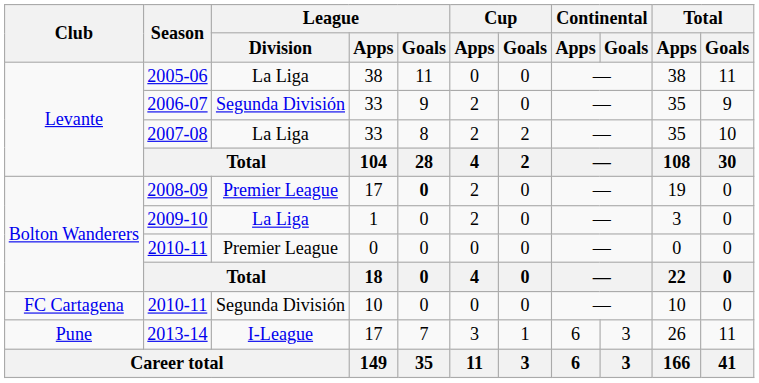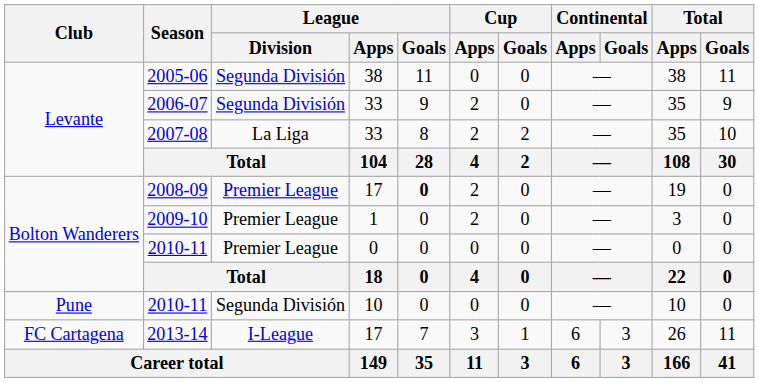(280, 76) La Liga -> (280, 76) Segunda División
(280, 219) La Liga -> (280, 219) Premier League
(74, 305) FC Cartagena -> (74, 305) Pune
(74, 334) Pune -> (74, 334) FC Cartagena
